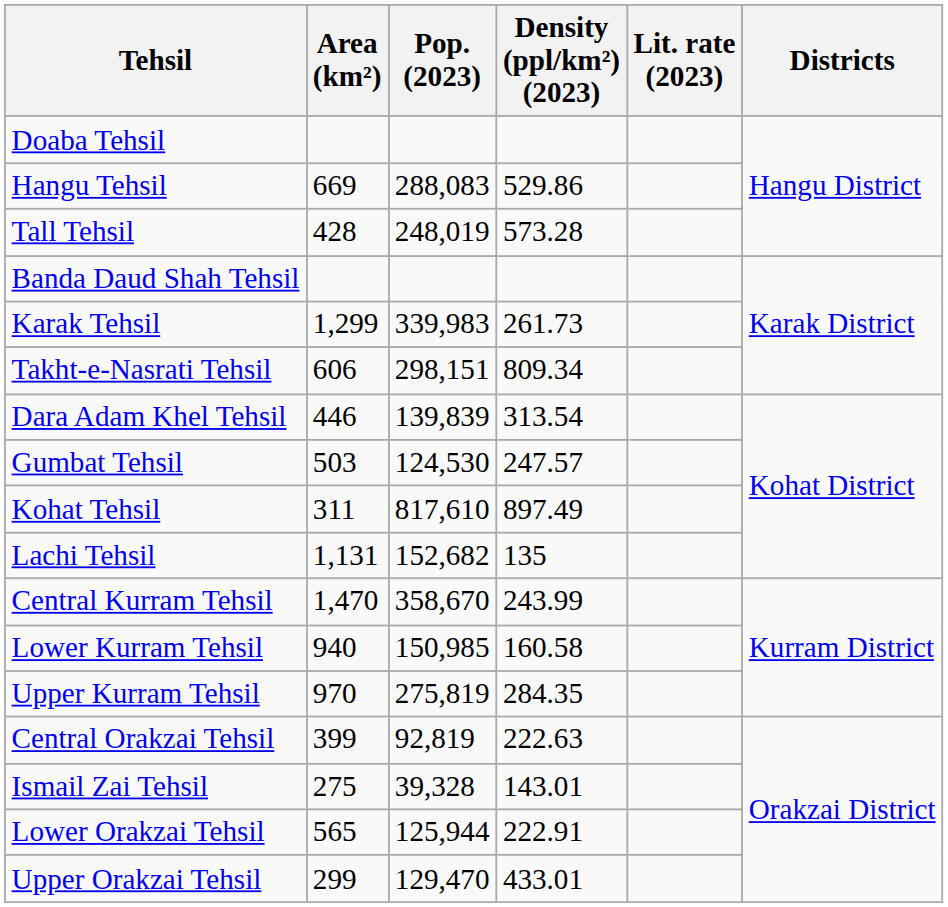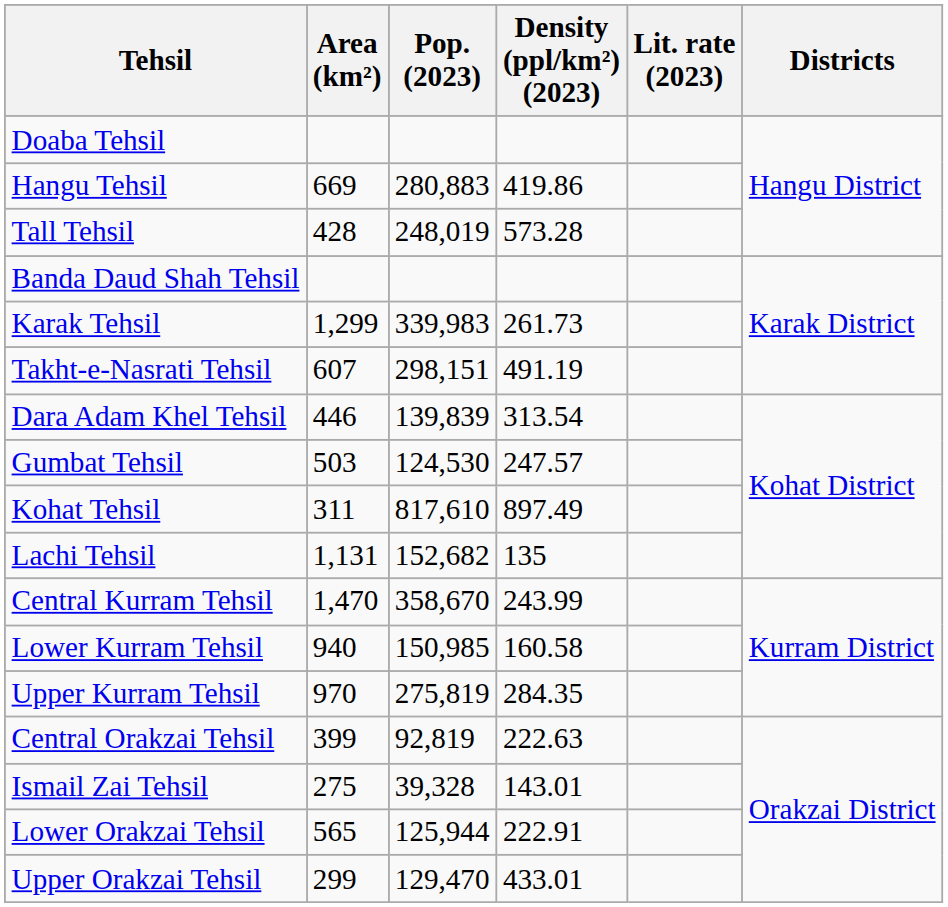(442, 185) 288,083 -> (442, 185) 280,883
(543, 185) 529.86 -> (543, 185) 419.86
(335, 370) 606 -> (335, 370) 607
(543, 370) 809.34 -> (543, 370) 491.19
